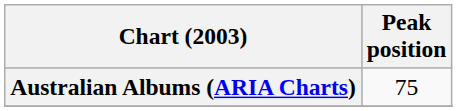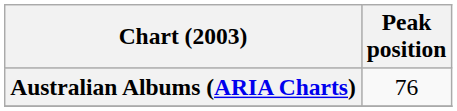(407, 86) 75 -> (407, 86) 76
